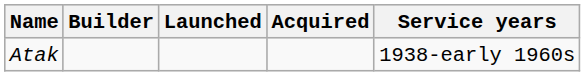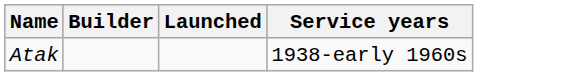- column: (321, 21)
